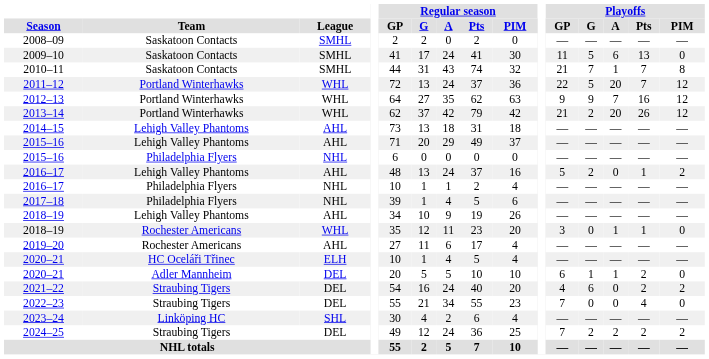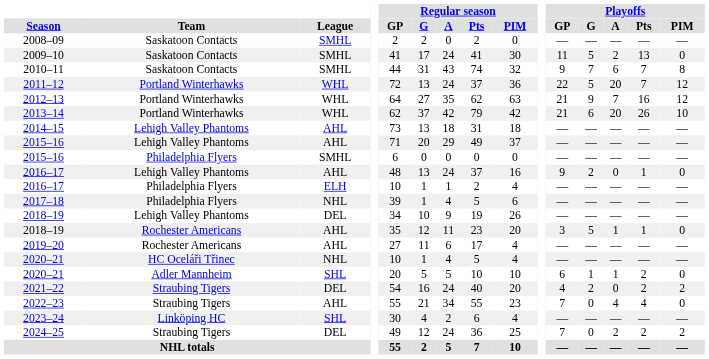(616, 55) 6 -> (616, 55) 2
(562, 69) 21 -> (562, 69) 9
(616, 69) 1 -> (616, 69) 6
(562, 99) 9 -> (562, 99) 21
(591, 113) 2 -> (591, 113) 6
(682, 113) 12 -> (682, 113) 10
(335, 157) NHL -> (335, 157) SMHL
(562, 172) 5 -> (562, 172) 9
(682, 172) 2 -> (682, 172) 0
(335, 186) NHL -> (335, 186) ELH
(335, 215) AHL -> (335, 215) DEL
(335, 230) WHL -> (335, 230) AHL
(591, 230) 0 -> (591, 230) 5
(335, 259) ELH -> (335, 259) NHL
(335, 274) DEL -> (335, 274) SHL
(591, 288) 6 -> (591, 288) 2
(335, 303) DEL -> (335, 303) AHL
(616, 303) 0 -> (616, 303) 4
(591, 332) 2 -> (591, 332) 0
